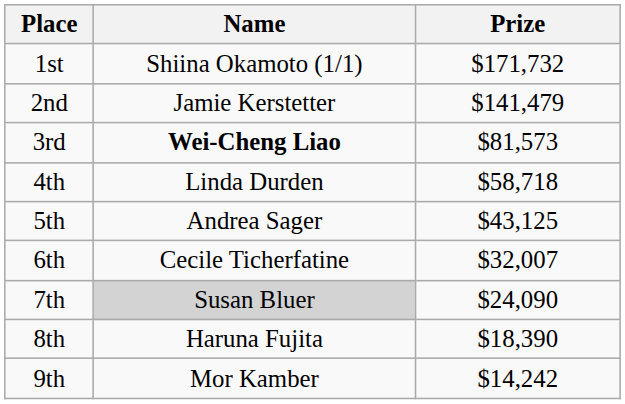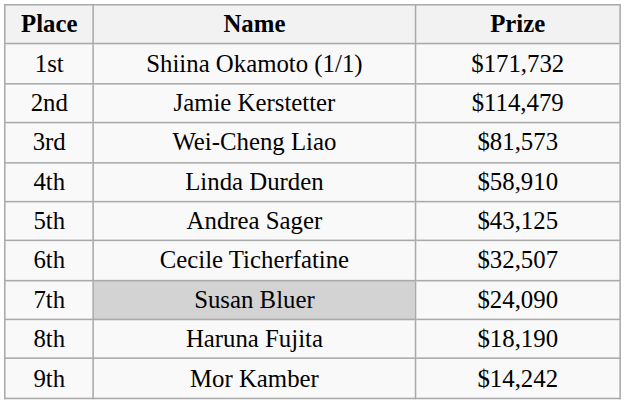(518, 102) $141,479 -> (518, 102) $114,479
(254, 142) bold -> (254, 142) normal
(518, 181) $58,718 -> (518, 181) $58,910
(518, 260) $32,007 -> (518, 260) $32,507
(518, 338) $18,390 -> (518, 338) $18,190
